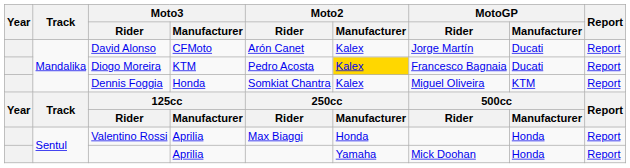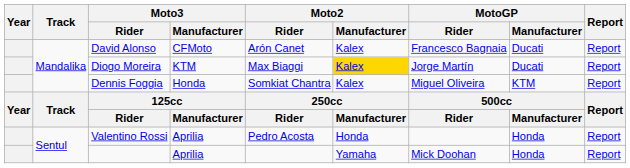(442, 48) Jorge Martín -> (459, 48) Francesco Bagnaia
(281, 66) Pedro Acosta -> (275, 66) Max Biaggi
(459, 66) Francesco Bagnaia -> (442, 66) Jorge Martín
(275, 136) Max Biaggi -> (281, 136) Pedro Acosta
